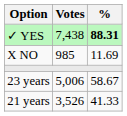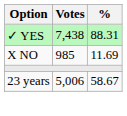(105, 34) bold -> (105, 34) normal
- row: (29, 101)
